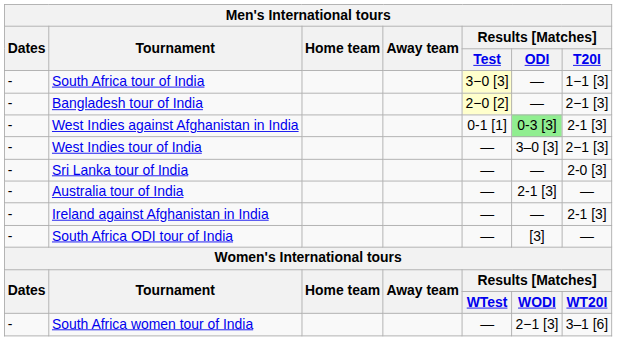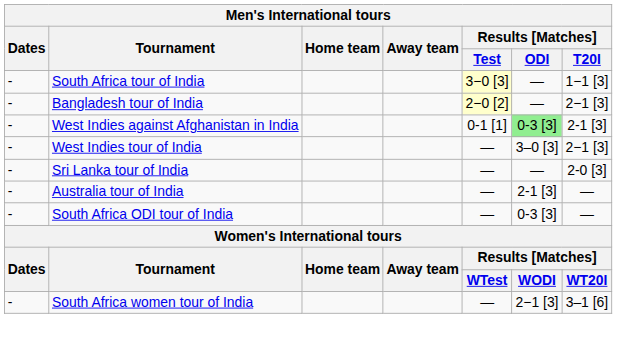- row: (160, 214)
(537, 236) [3] -> (537, 214) 0-3 [3]
